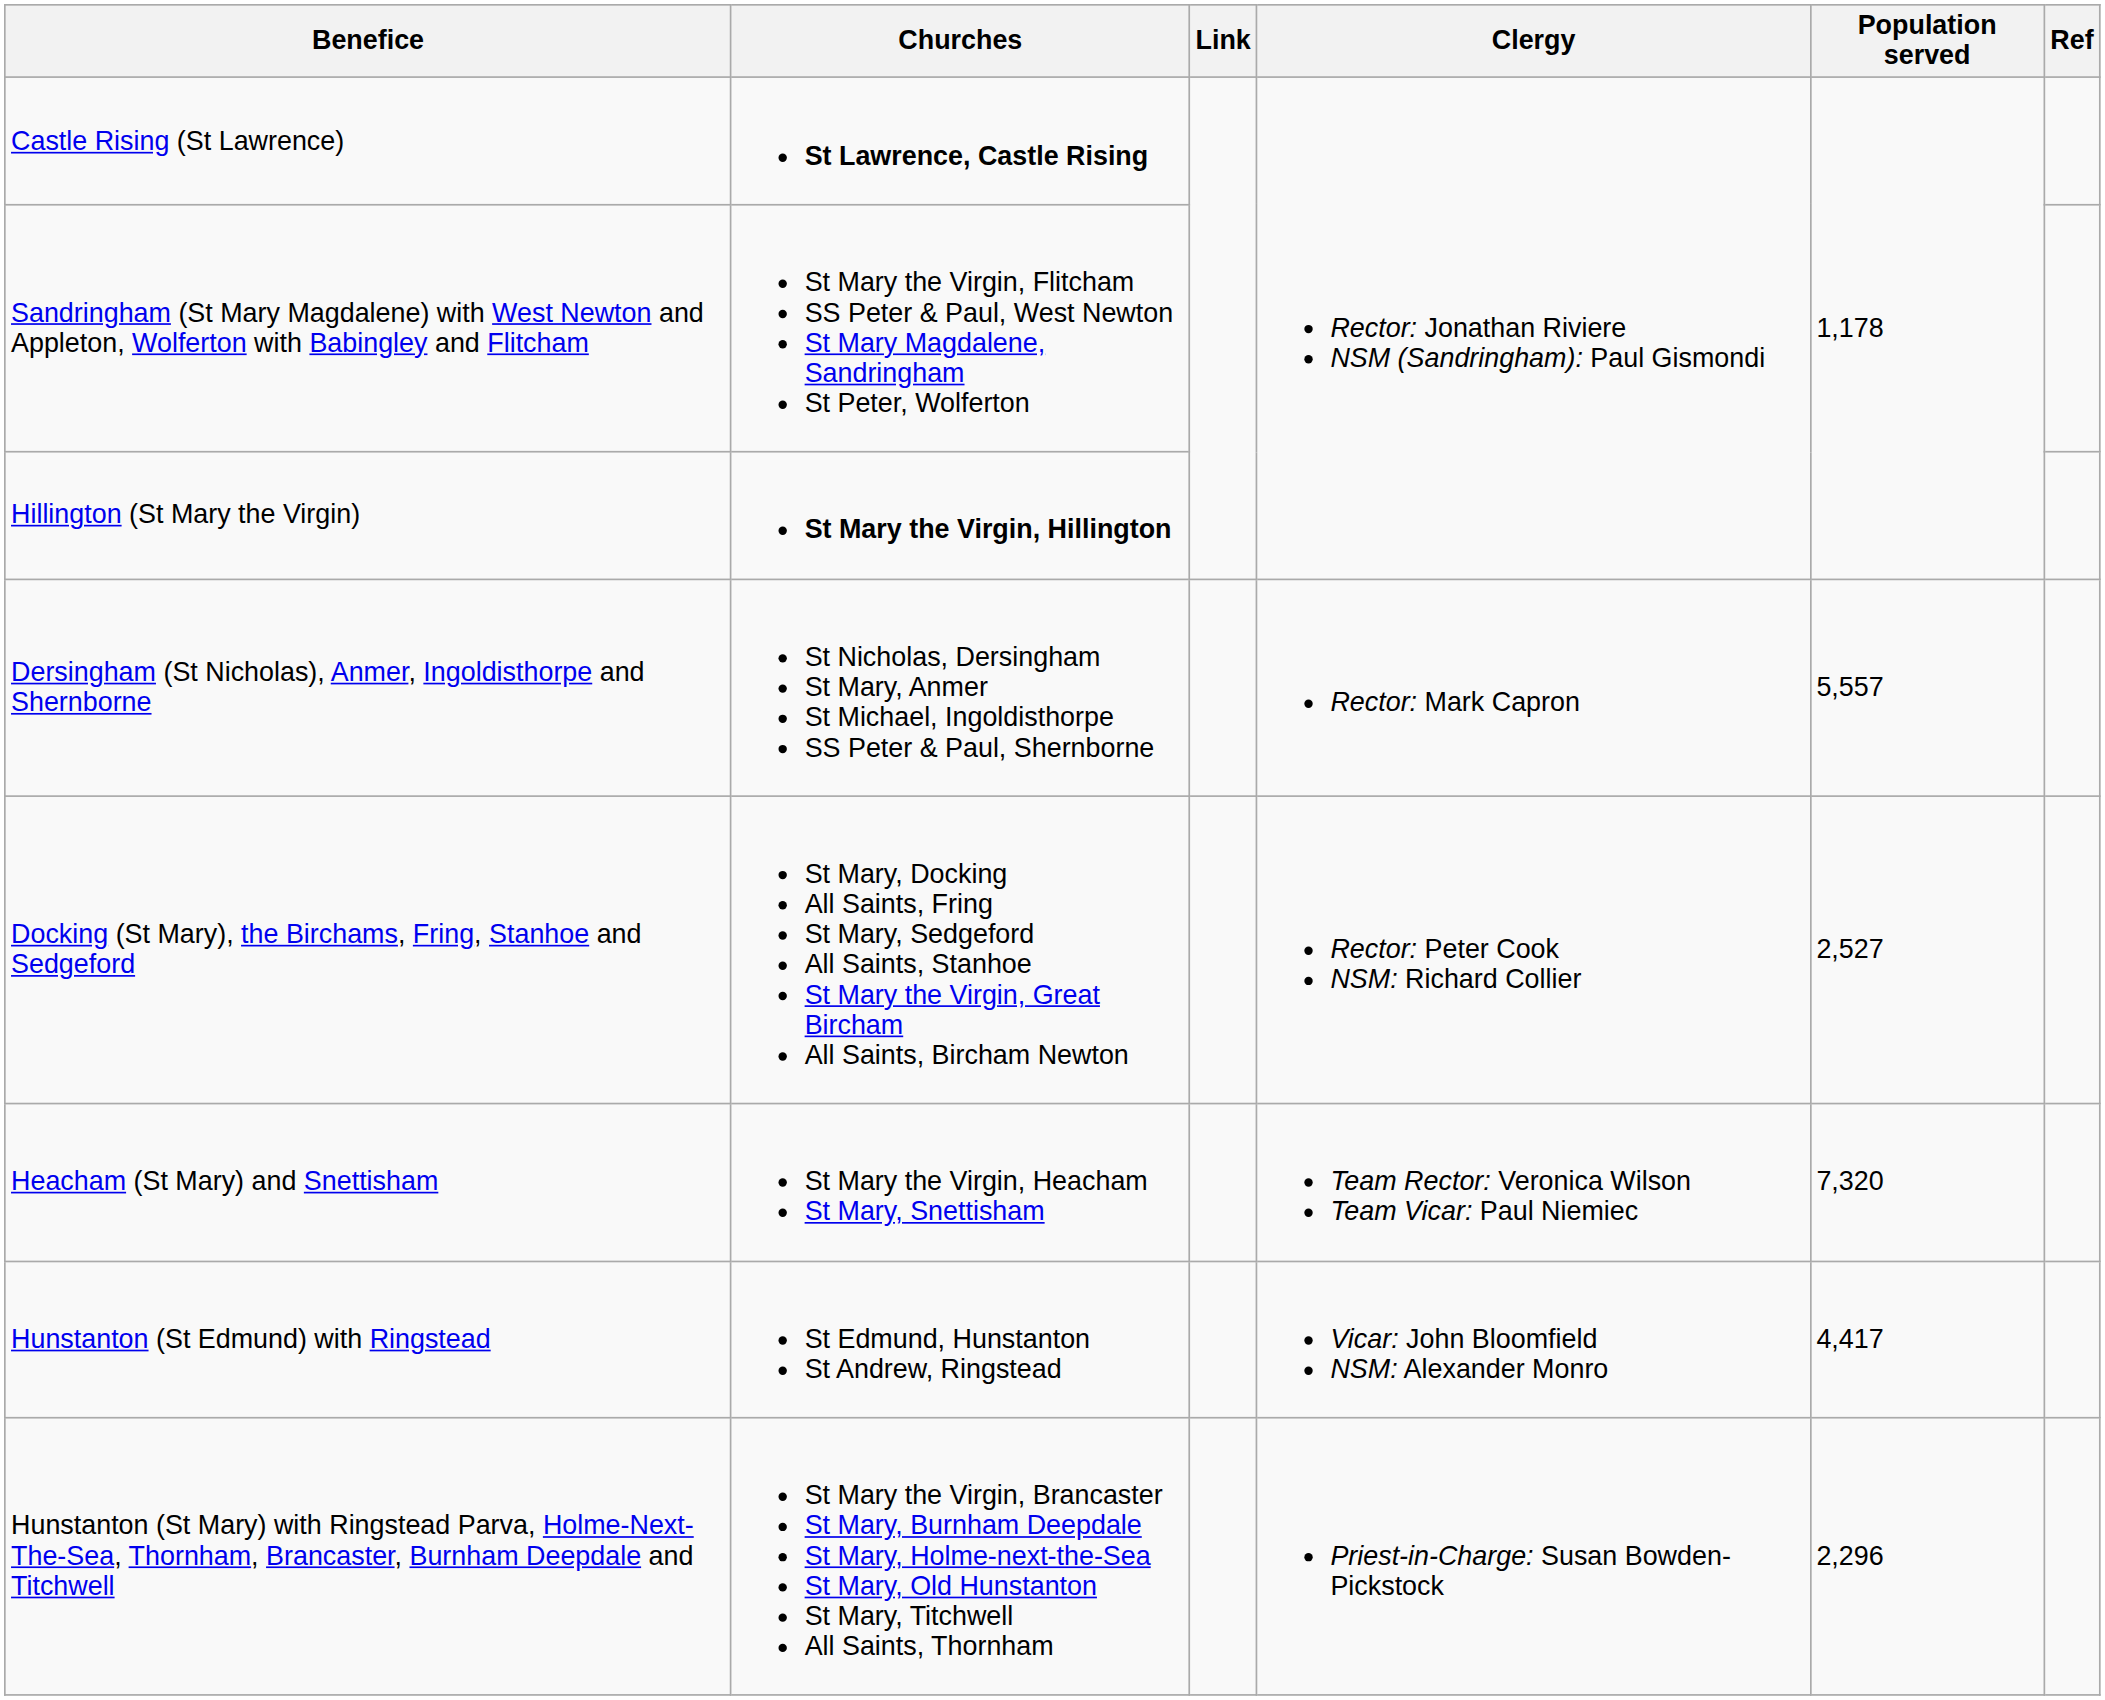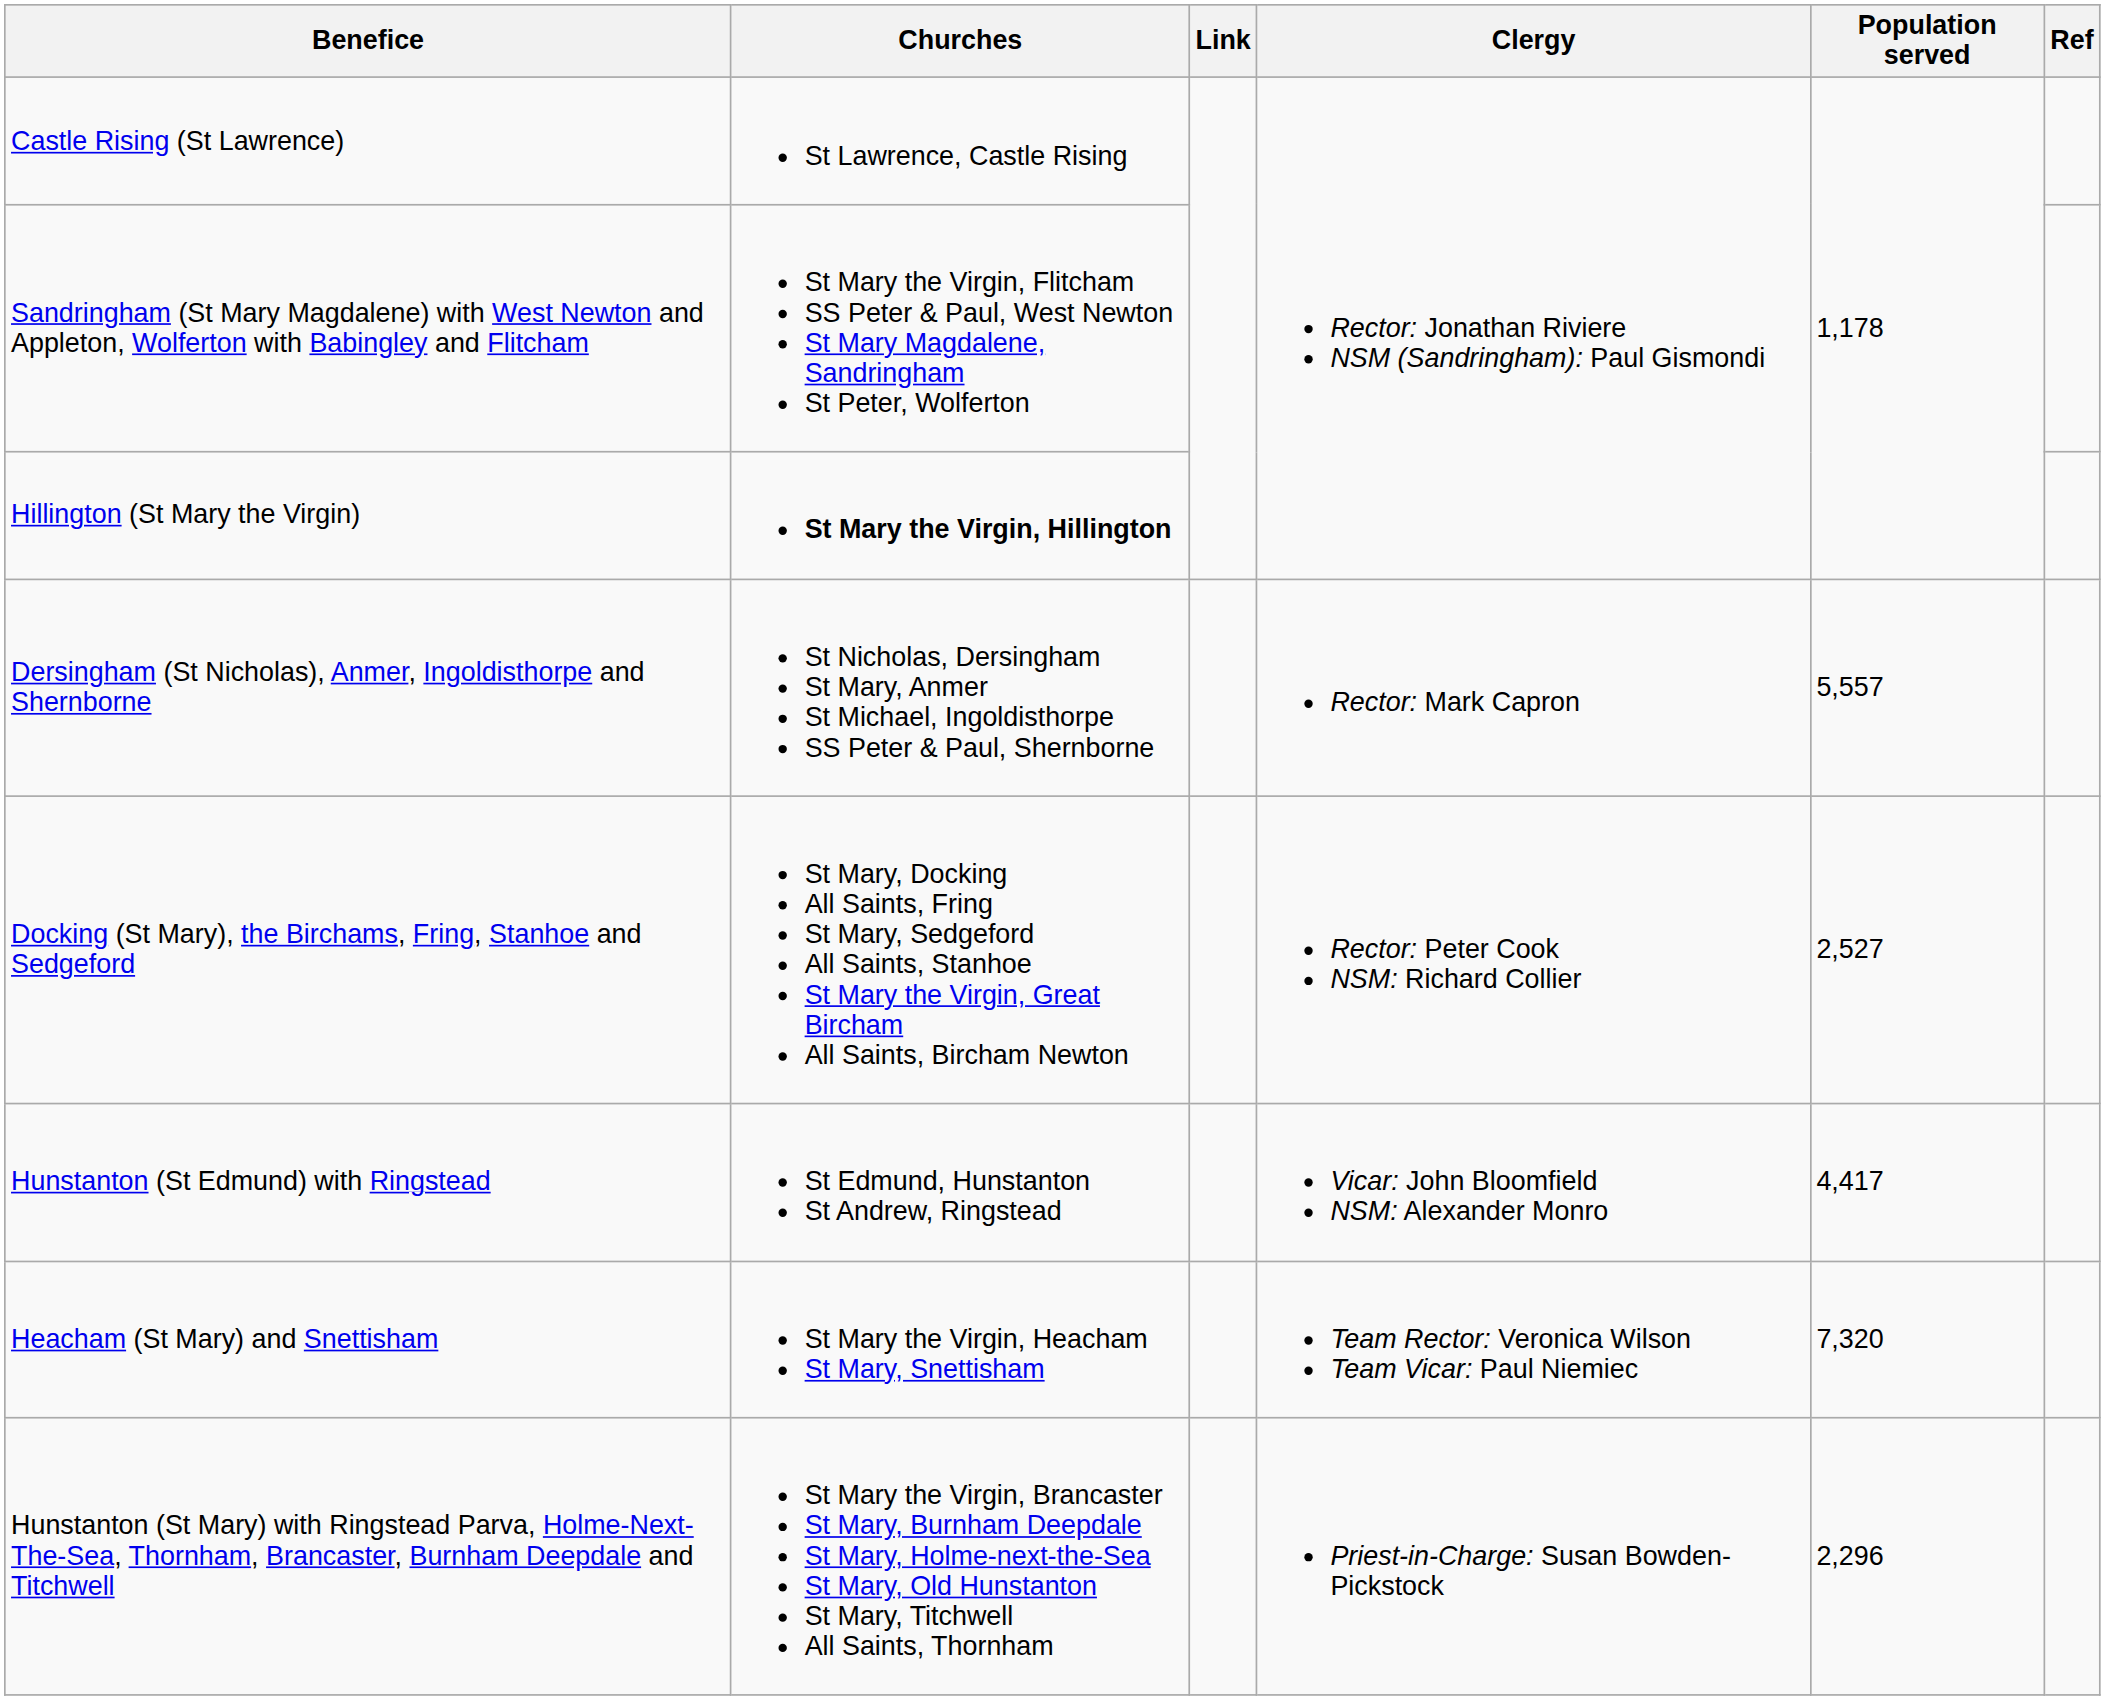(960, 156) bold -> (960, 156) normal
rows swapped: (225, 1182) <-> (251, 1338)
